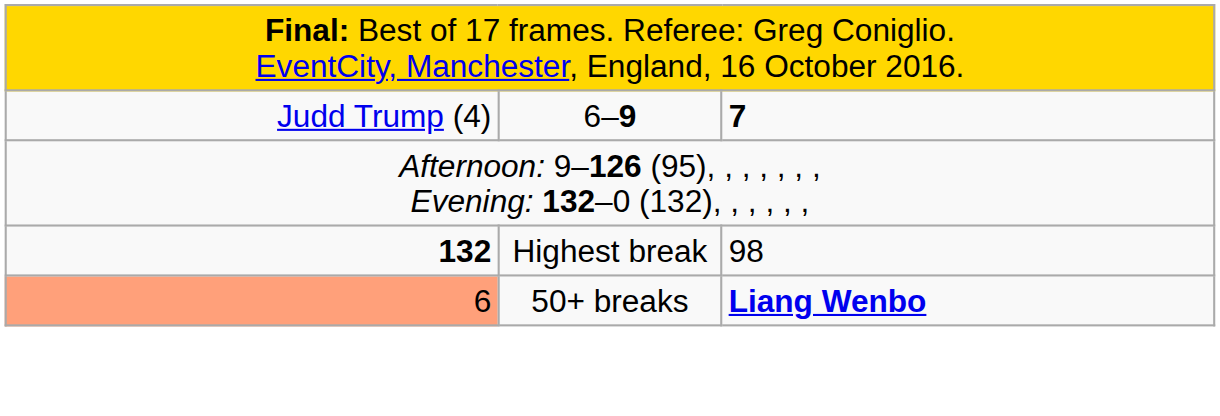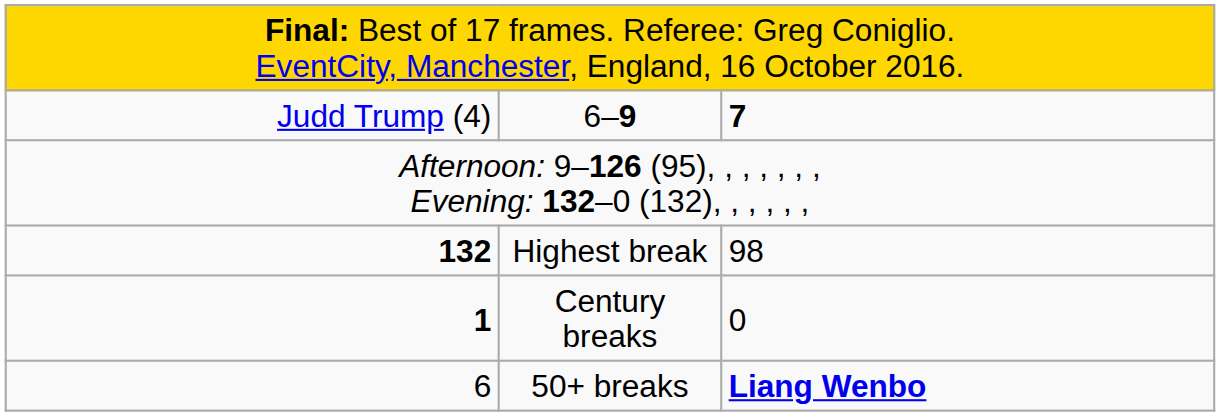+ row: (610, 319)
(482, 301) lightsalmon background -> (482, 387) no background
